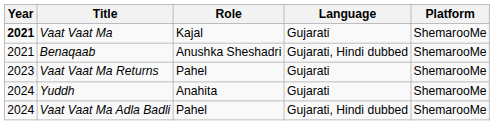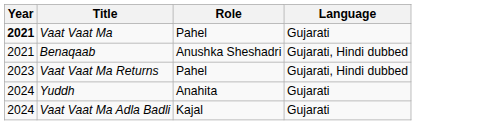- column: (450, 14)
(189, 33) Kajal -> (191, 33) Pahel
(308, 71) Gujarati -> (347, 71) Gujarati, Hindi dubbed
(191, 110) Pahel -> (189, 110) Kajal
(347, 110) Gujarati, Hindi dubbed -> (308, 110) Gujarati
